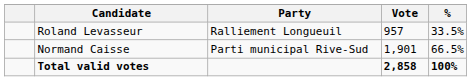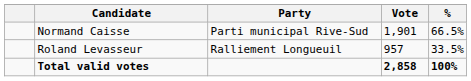rows swapped: (83, 49) <-> (90, 31)
